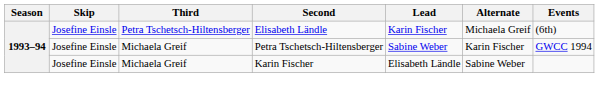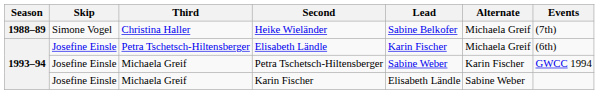+ row: (291, 30)
